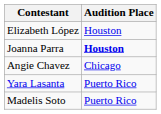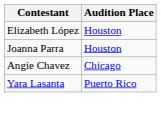(104, 48) bold -> (103, 48) normal
- row: (36, 100)
